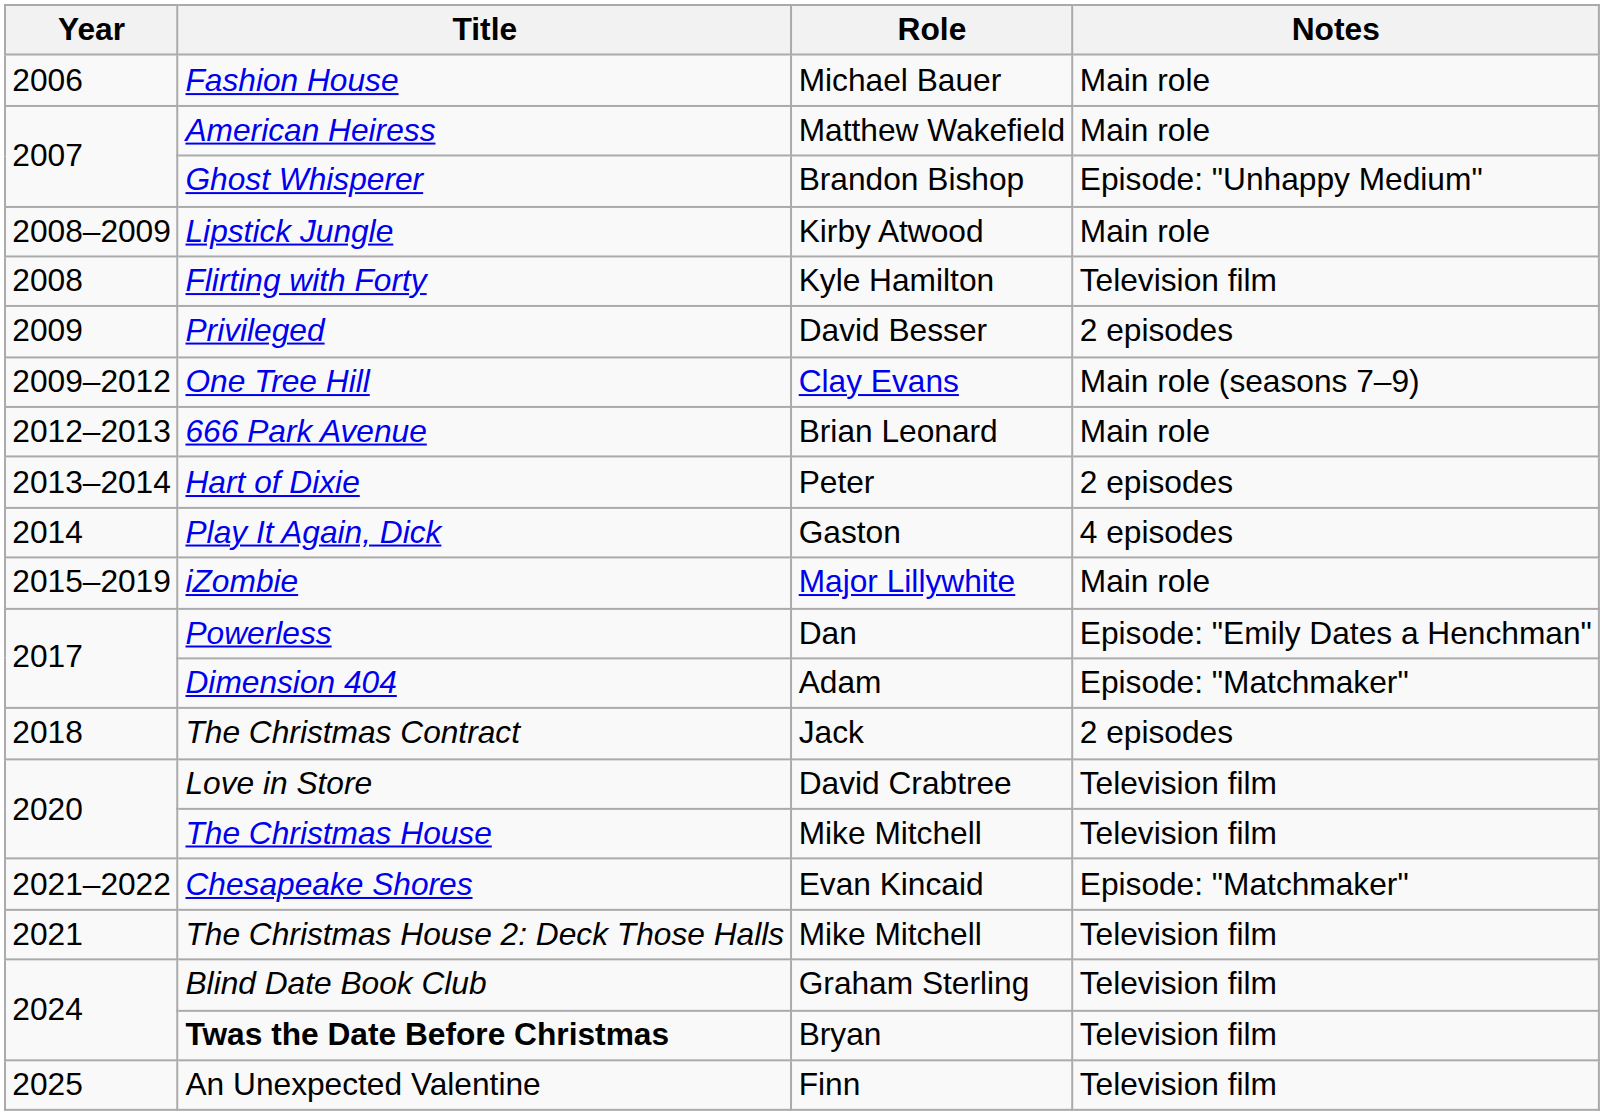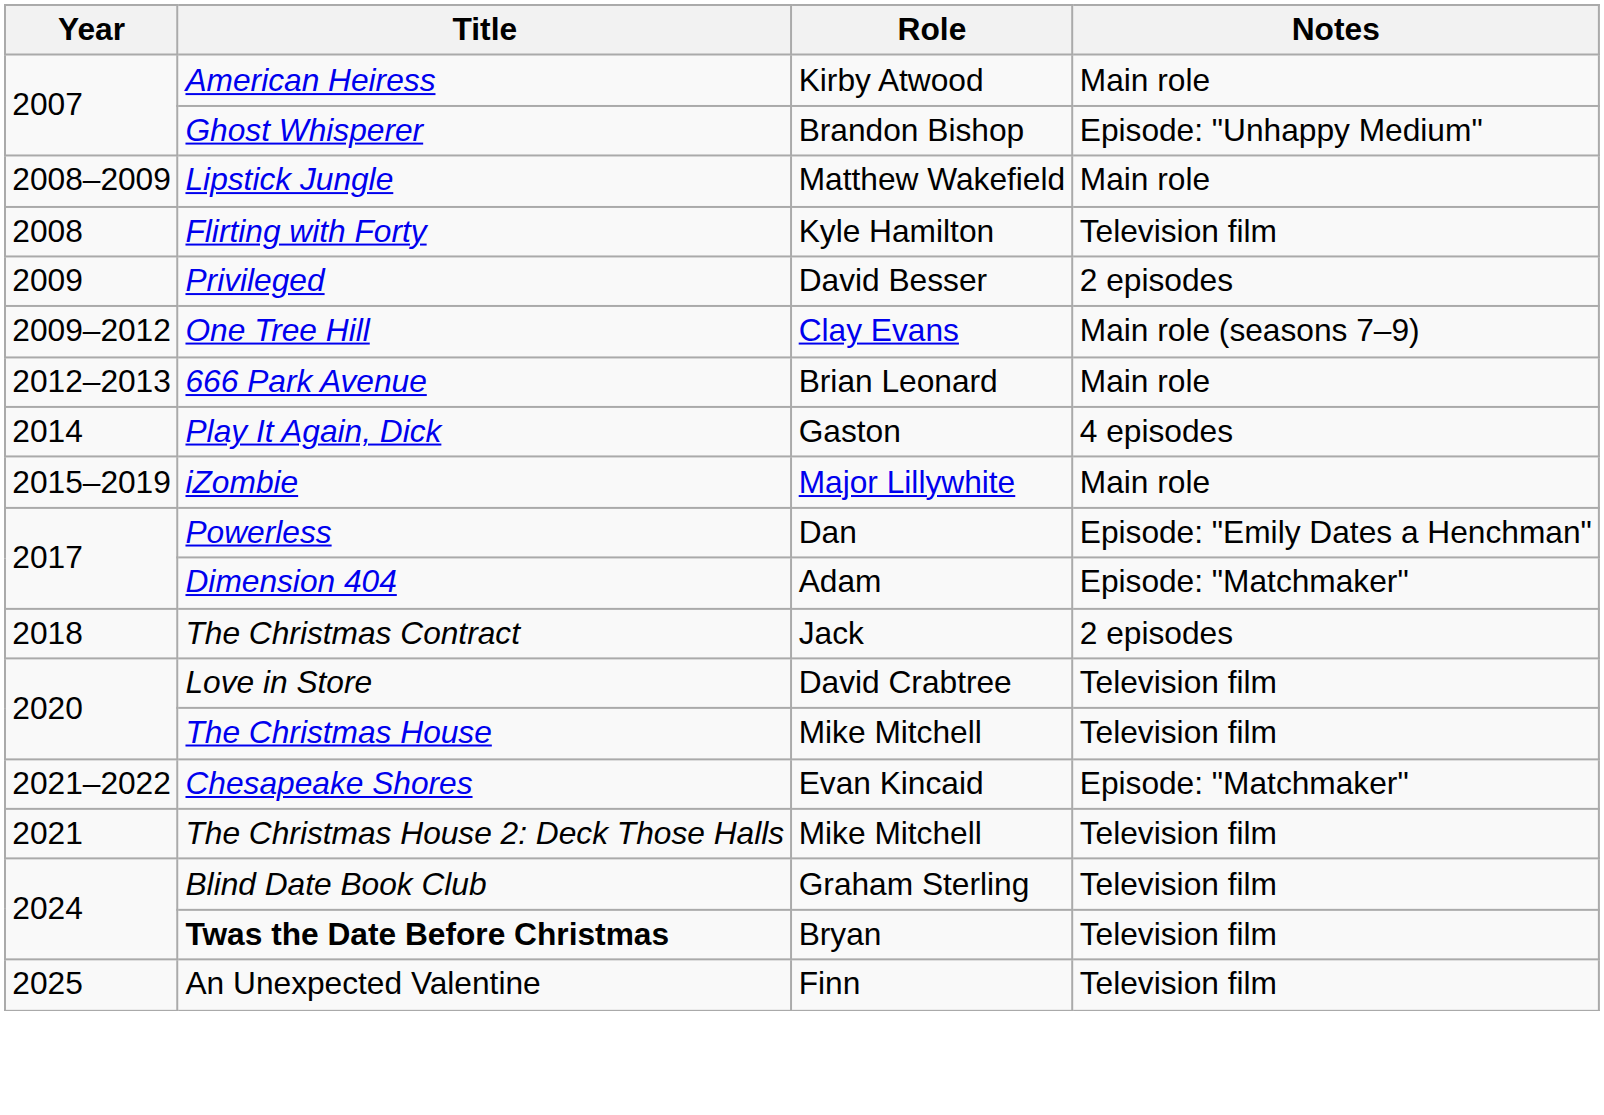- row: (292, 79)
(932, 130) Matthew Wakefield -> (891, 79) Kirby Atwood
(891, 230) Kirby Atwood -> (932, 180) Matthew Wakefield
- row: (273, 481)
